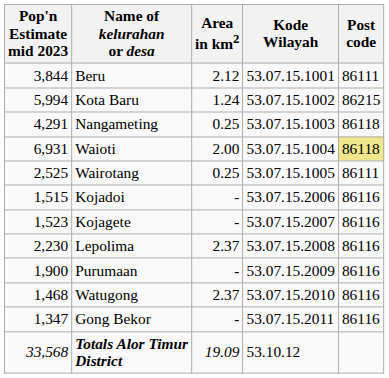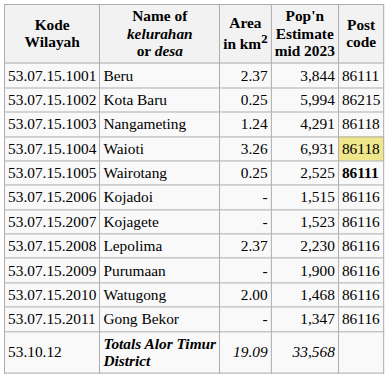columns swapped: (291, 33) <-> (38, 33)
(226, 75) 2.12 -> (254, 75) 2.37
(226, 99) 1.24 -> (254, 99) 0.25
(226, 124) 0.25 -> (254, 124) 1.24
(226, 148) 2.00 -> (254, 148) 3.26
(361, 173) normal -> (360, 173) bold
(226, 294) 2.37 -> (254, 294) 2.00
